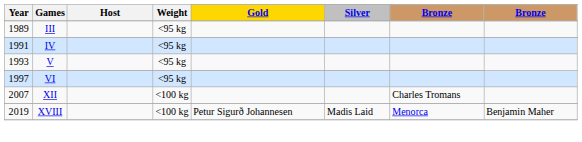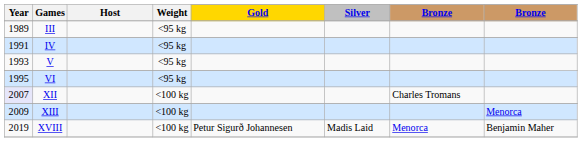(19, 79) 1997 -> (19, 79) 1995
(19, 95) no background -> (19, 95) lavender background
+ row: (50, 112)
